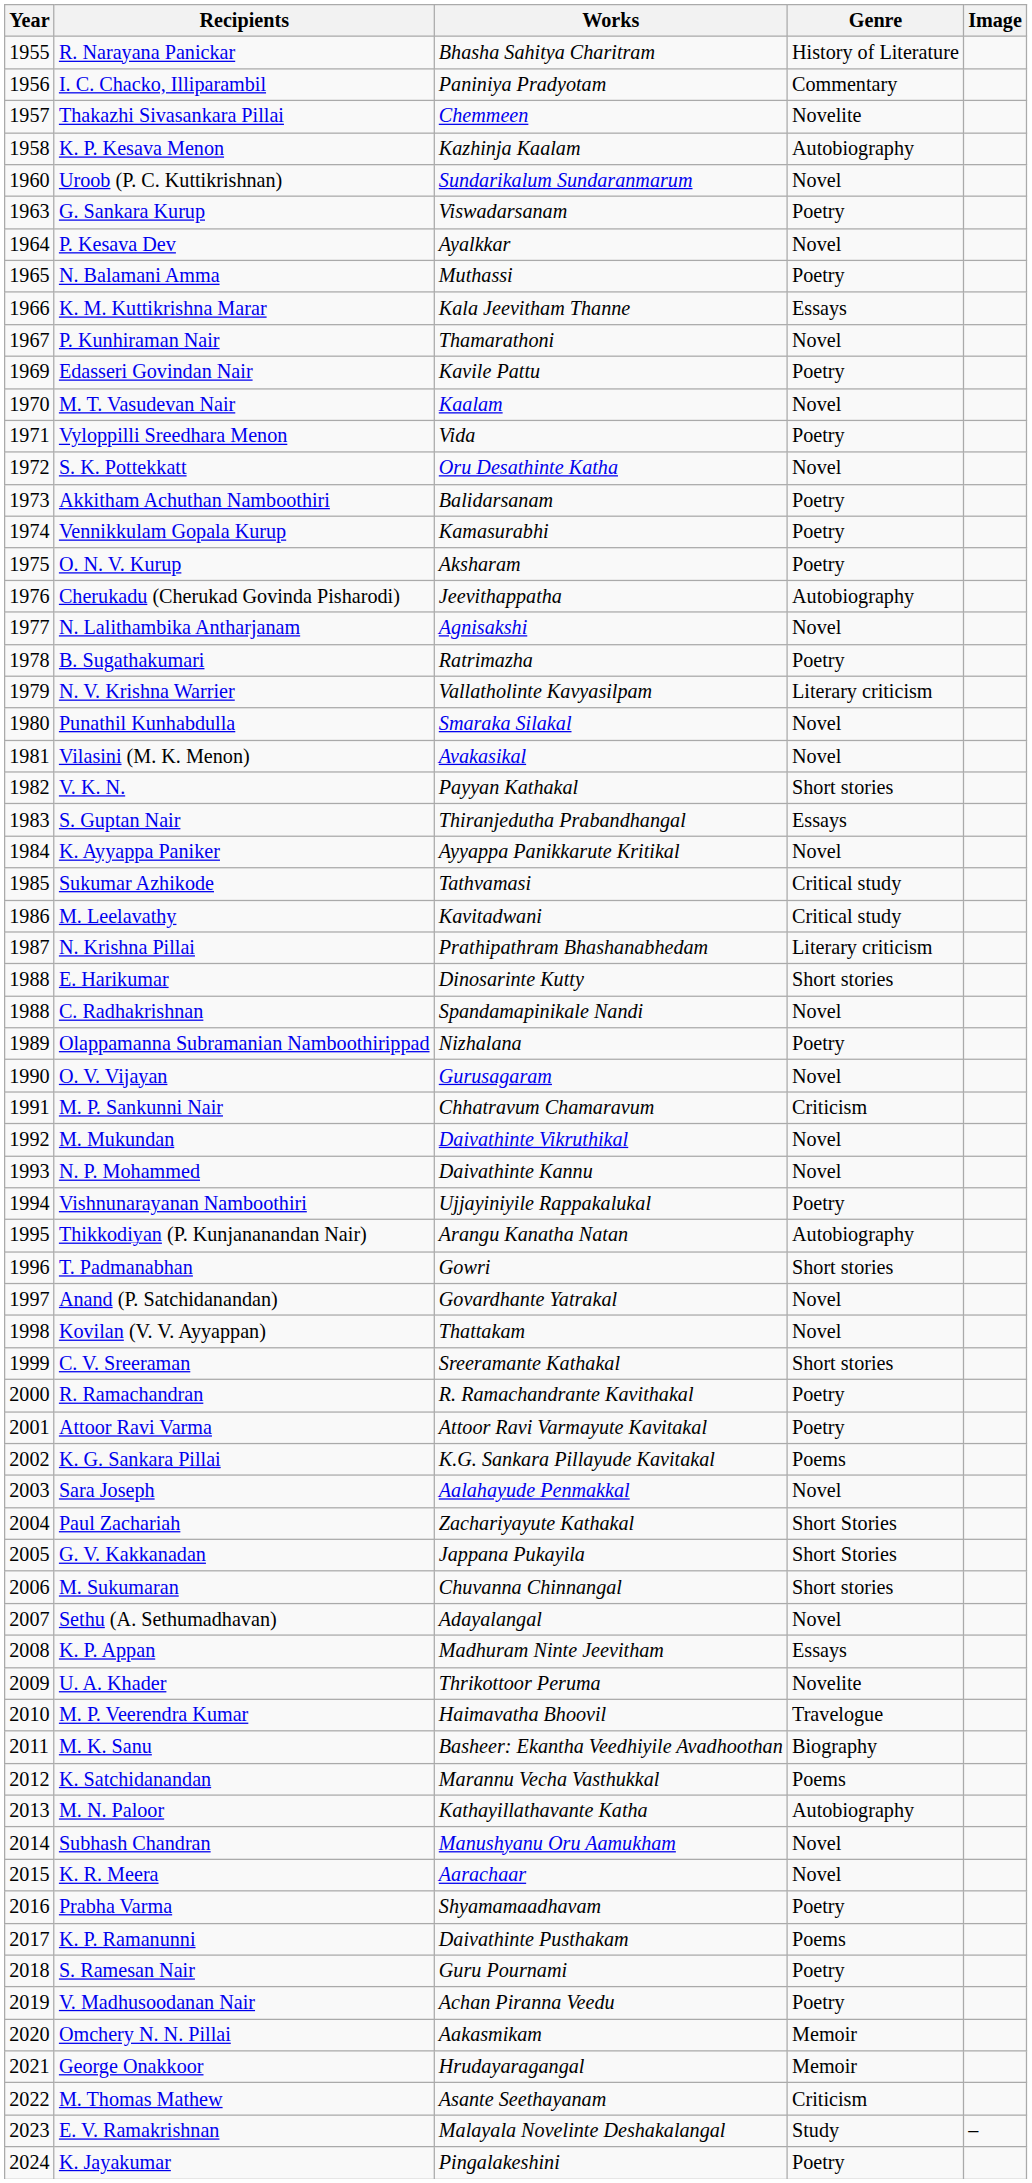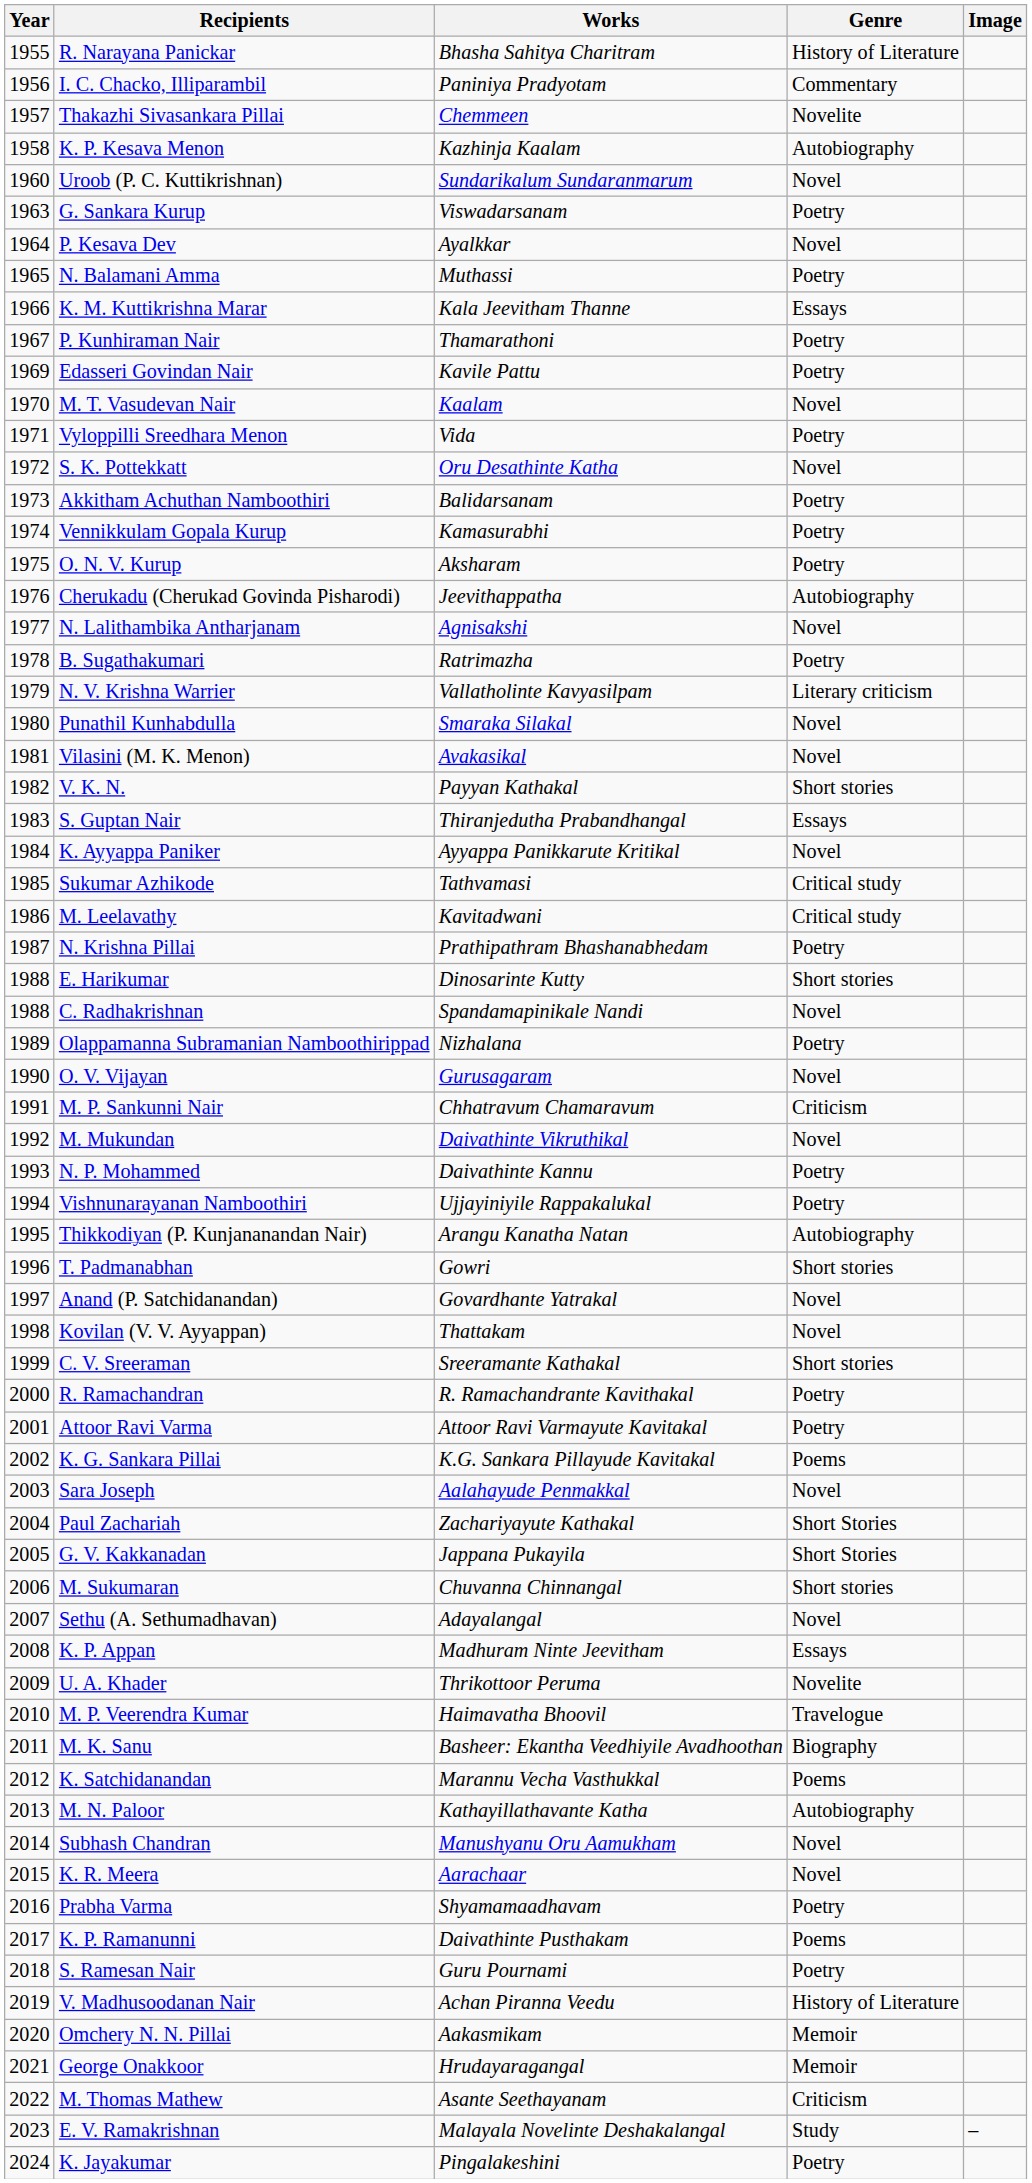(817, 340) Novel -> (818, 340) Poetry
(862, 947) Literary criticism -> (818, 947) Poetry
(817, 1171) Novel -> (818, 1171) Poetry
(818, 2002) Poetry -> (875, 2002) History of Literature
